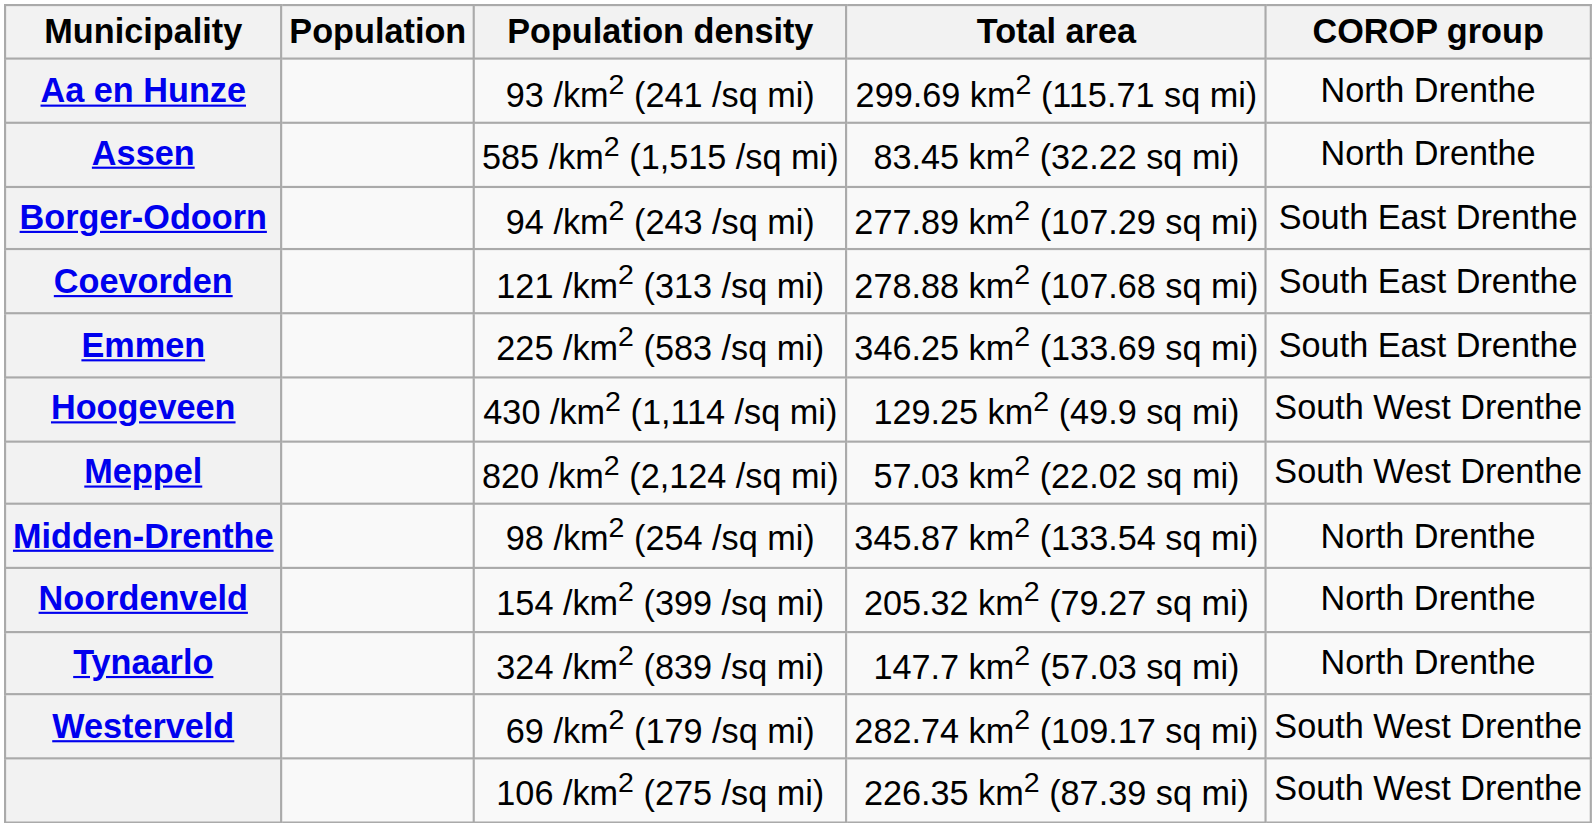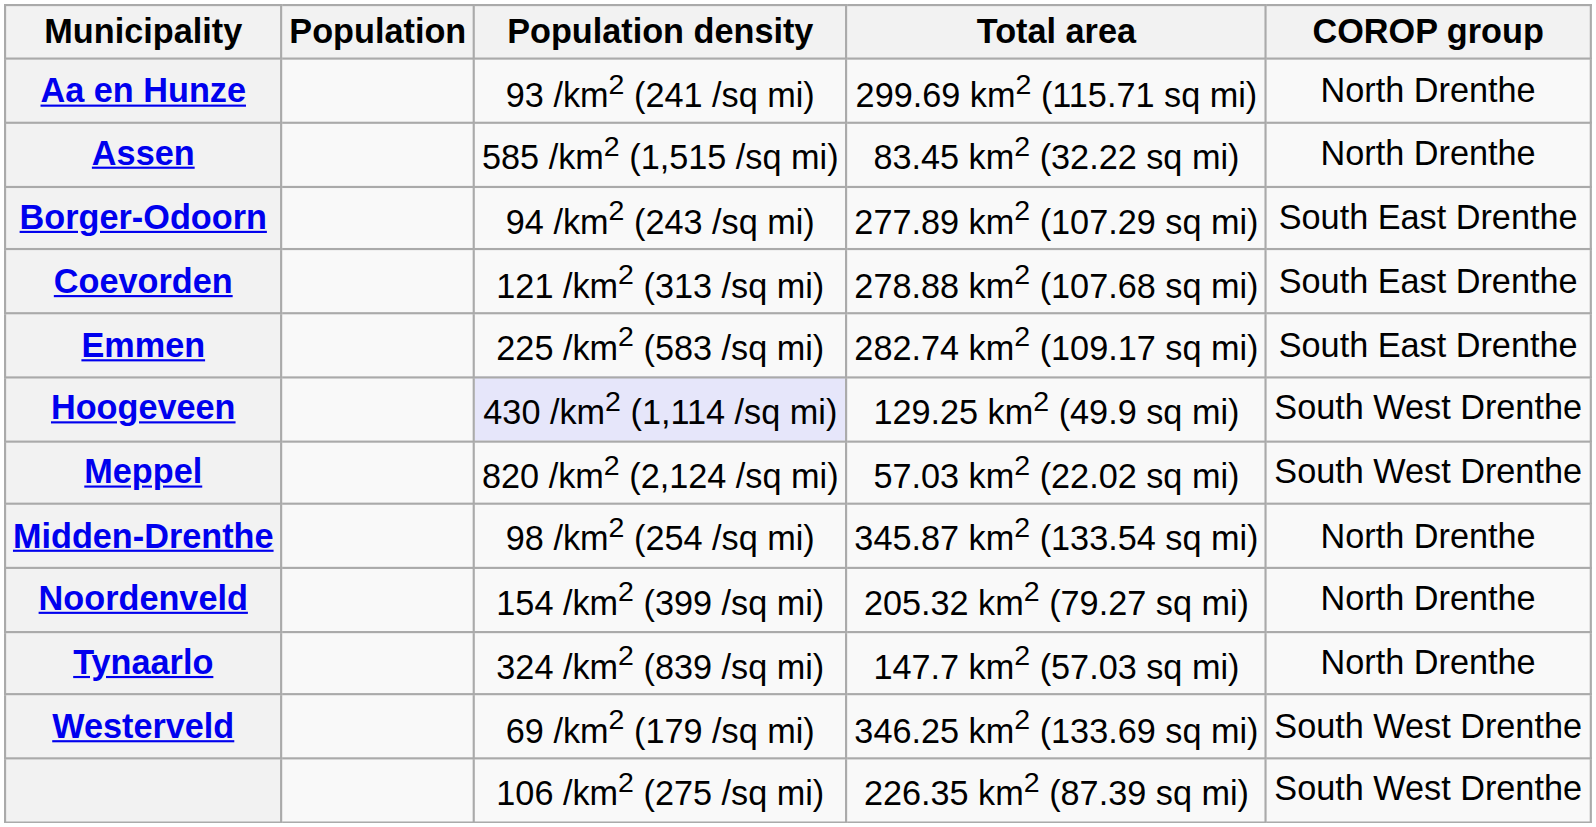(1056, 344) 346.25 km2 (133.69 sq mi) -> (1056, 344) 282.74 km2 (109.17 sq mi)
(660, 408) no background -> (660, 408) lavender background
(1056, 726) 282.74 km2 (109.17 sq mi) -> (1056, 726) 346.25 km2 (133.69 sq mi)
